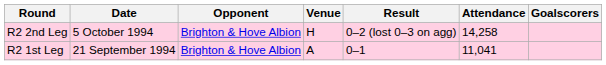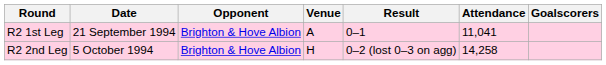rows swapped: (35, 50) <-> (37, 32)
